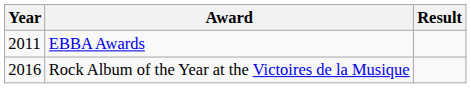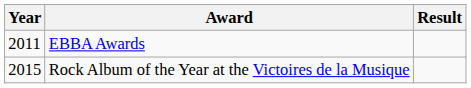(25, 69) 2016 -> (25, 69) 2015
